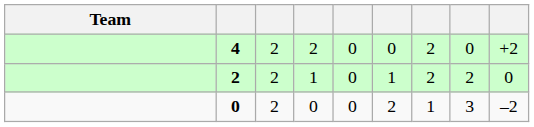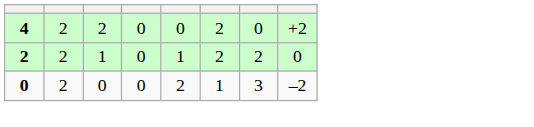- column: (110, 19)
